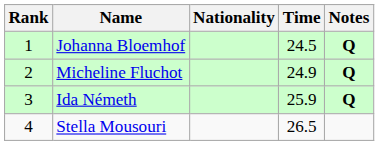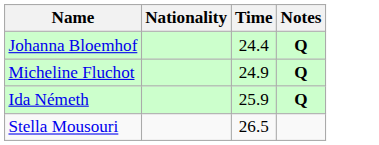- column: (28, 18)
(302, 45) 24.5 -> (254, 45) 24.4
